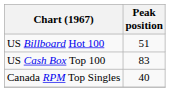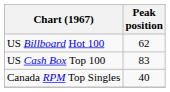(144, 43) 51 -> (144, 43) 62
